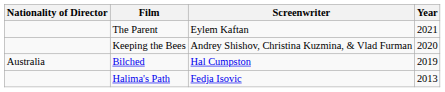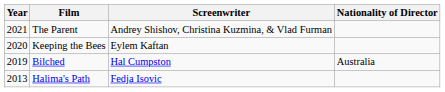columns swapped: (427, 12) <-> (57, 12)
(220, 29) Eylem Kaftan -> (221, 29) Andrey Shishov, Christina Kuzmina, & Vlad Furman
(301, 45) Andrey Shishov, Christina Kuzmina, & Vlad Furman -> (139, 45) Eylem Kaftan
